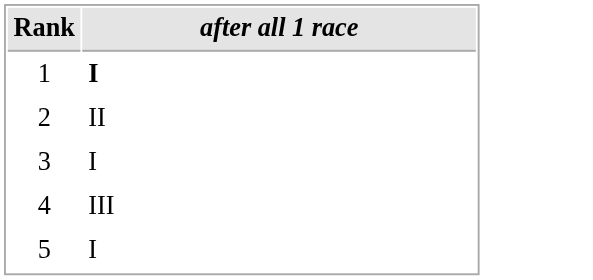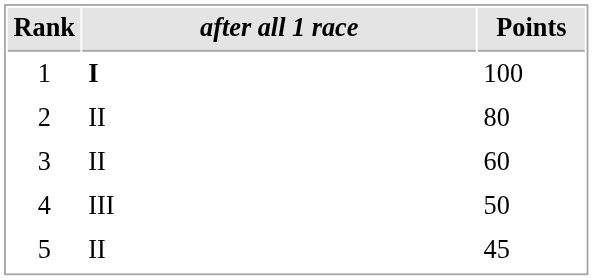+ column: (531, 28)
(93, 162) I -> (97, 162) II
(93, 249) I -> (97, 249) II
